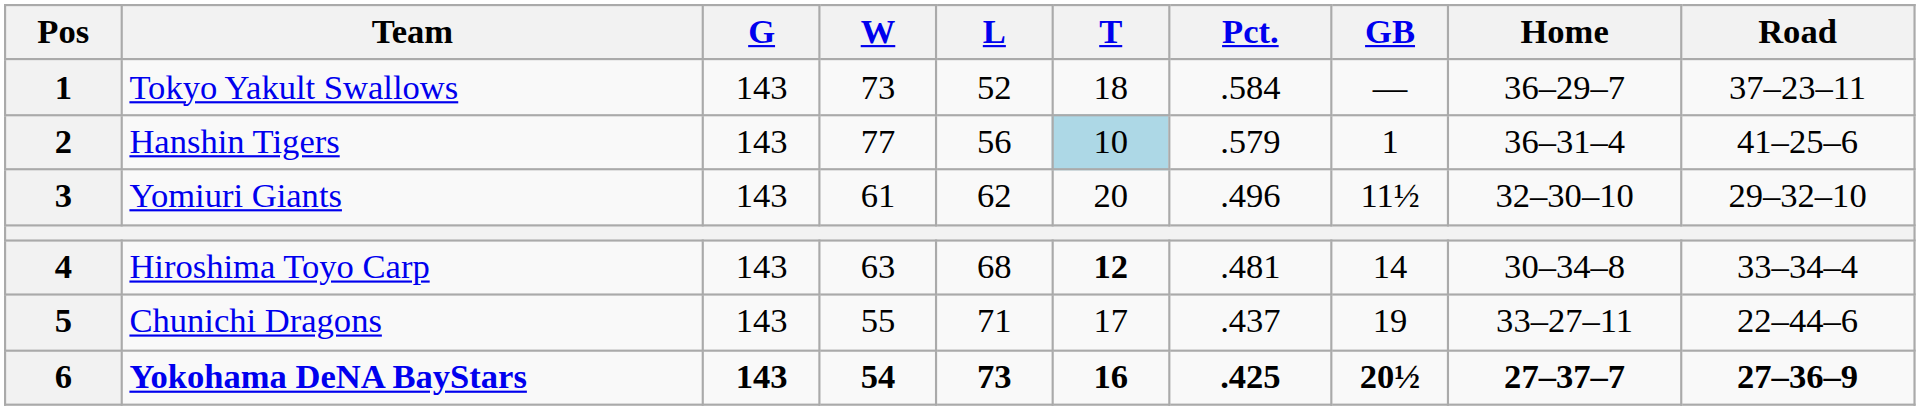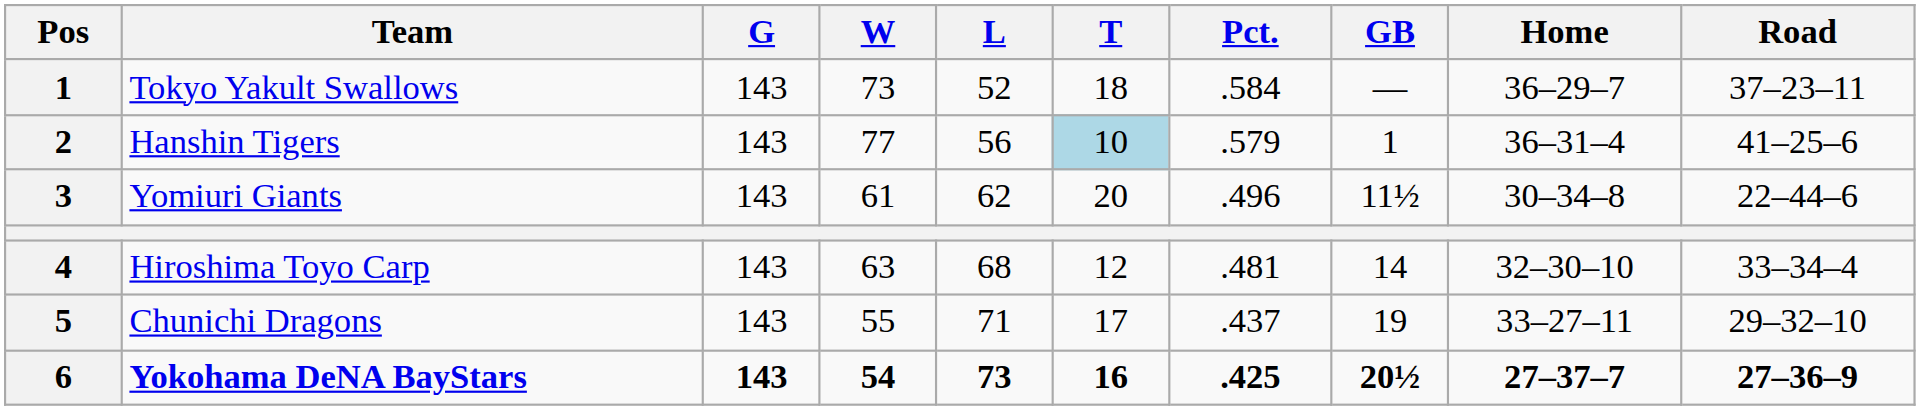(1565, 196) 32–30–10 -> (1565, 196) 30–34–8
(1798, 196) 29–32–10 -> (1798, 196) 22–44–6
(1111, 267) bold -> (1111, 267) normal
(1565, 267) 30–34–8 -> (1565, 267) 32–30–10
(1798, 321) 22–44–6 -> (1798, 321) 29–32–10
